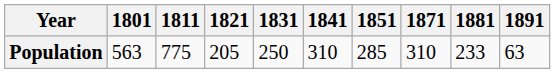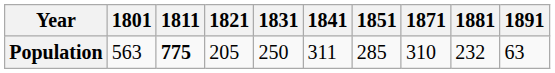(176, 52) normal -> (176, 52) bold
(323, 52) 310 -> (322, 52) 311
(470, 52) 233 -> (470, 52) 232
